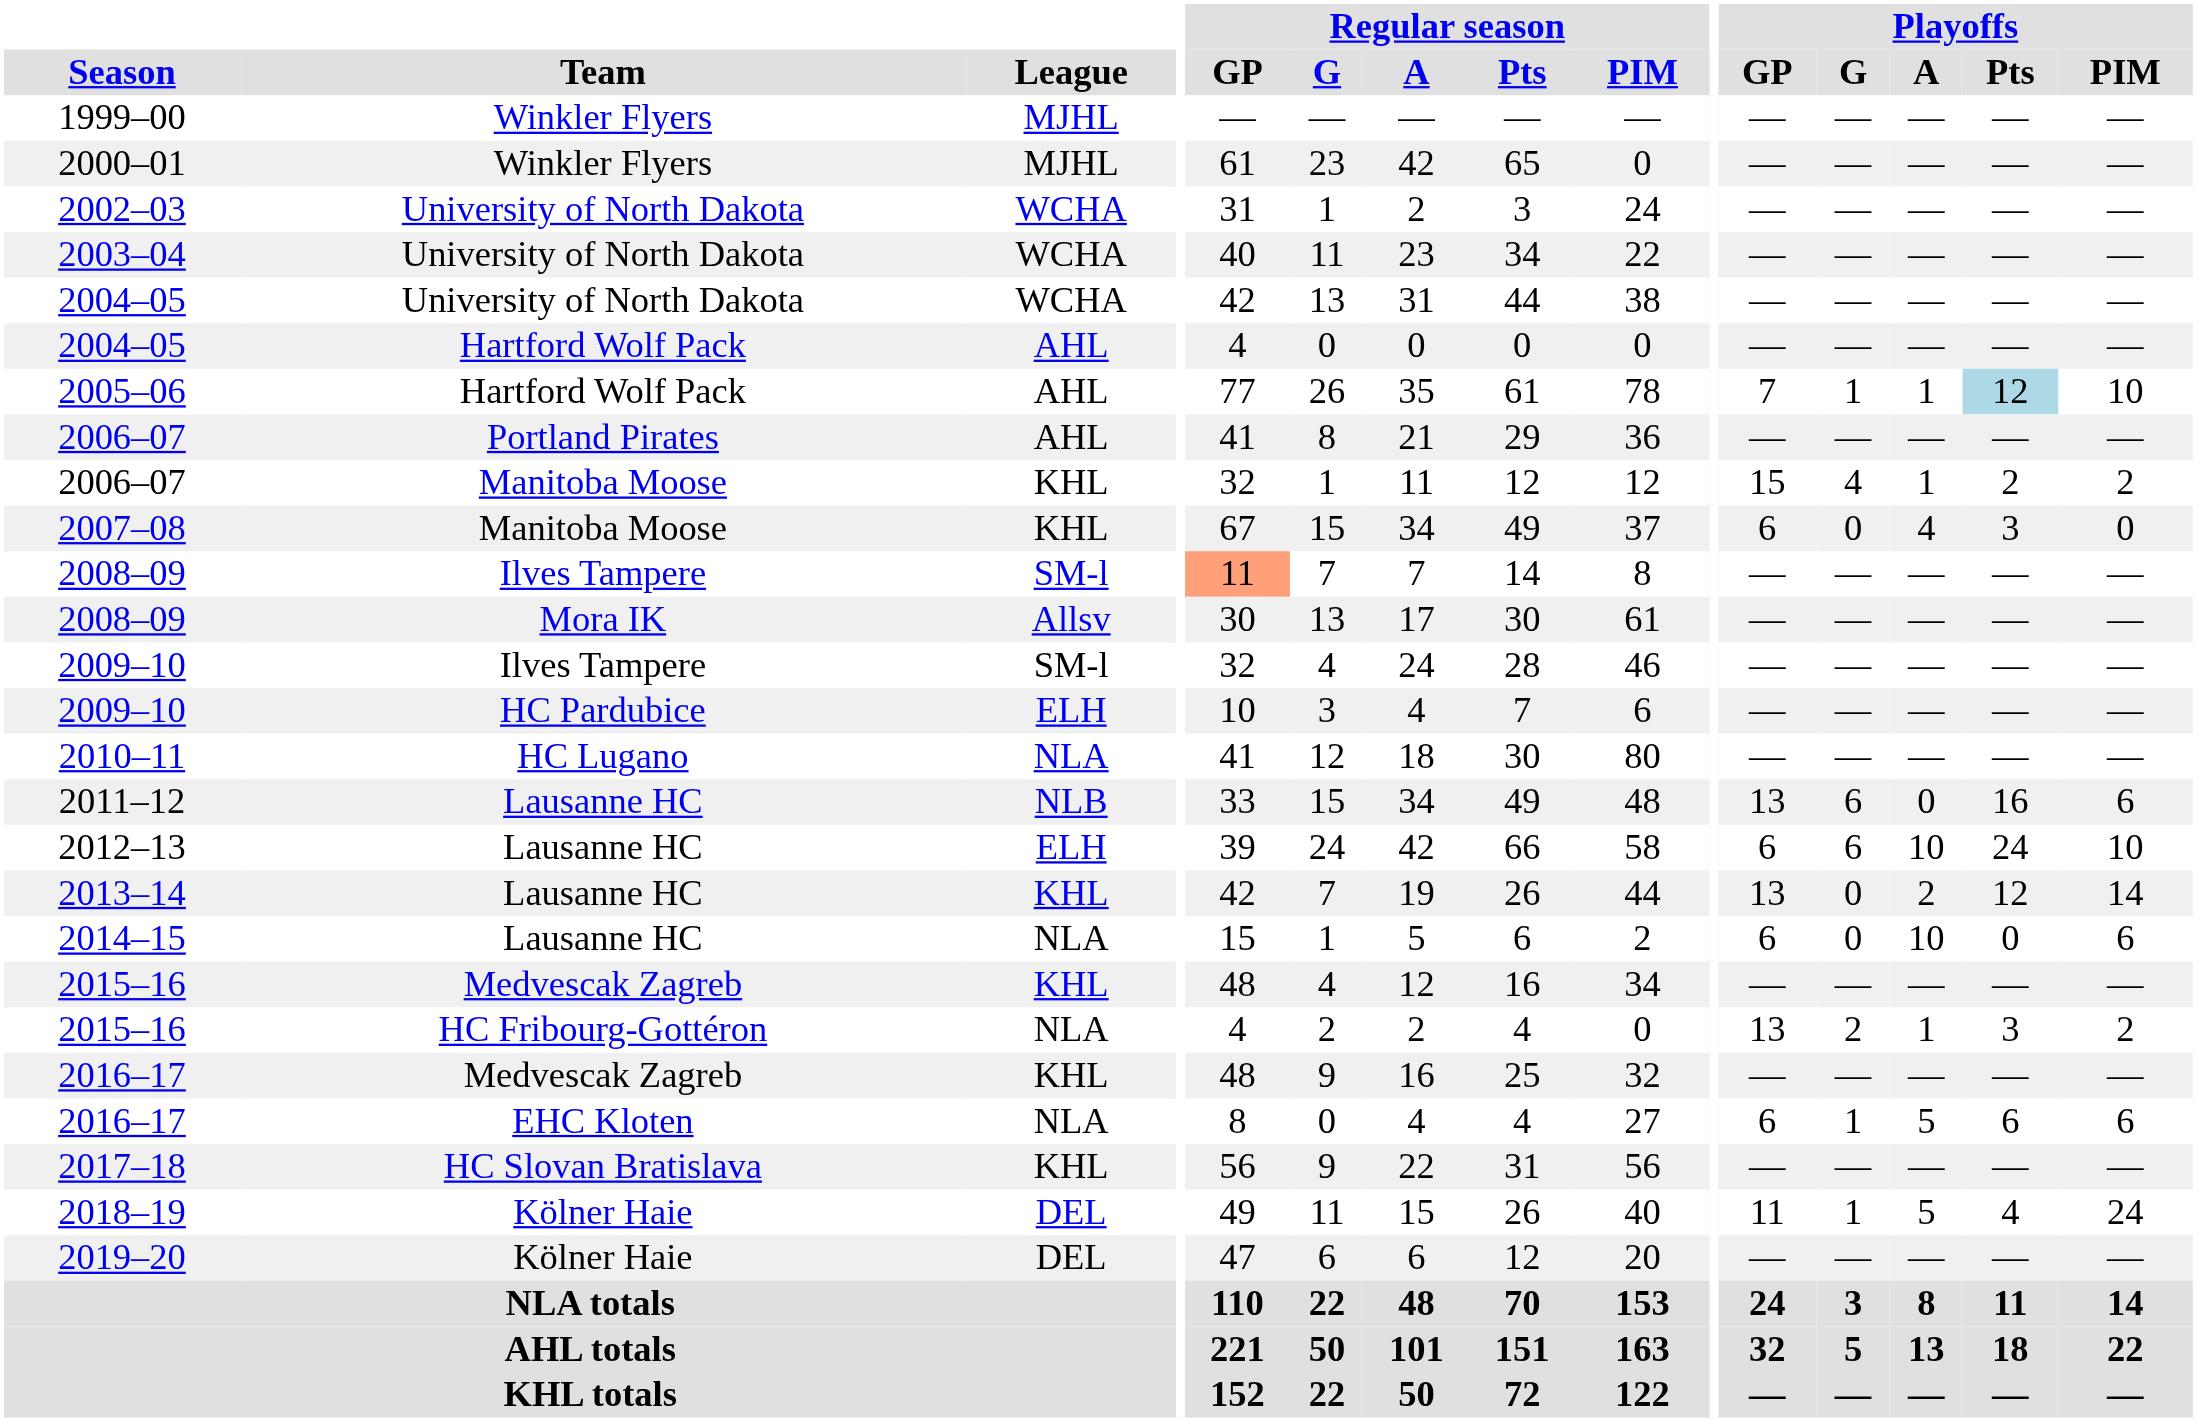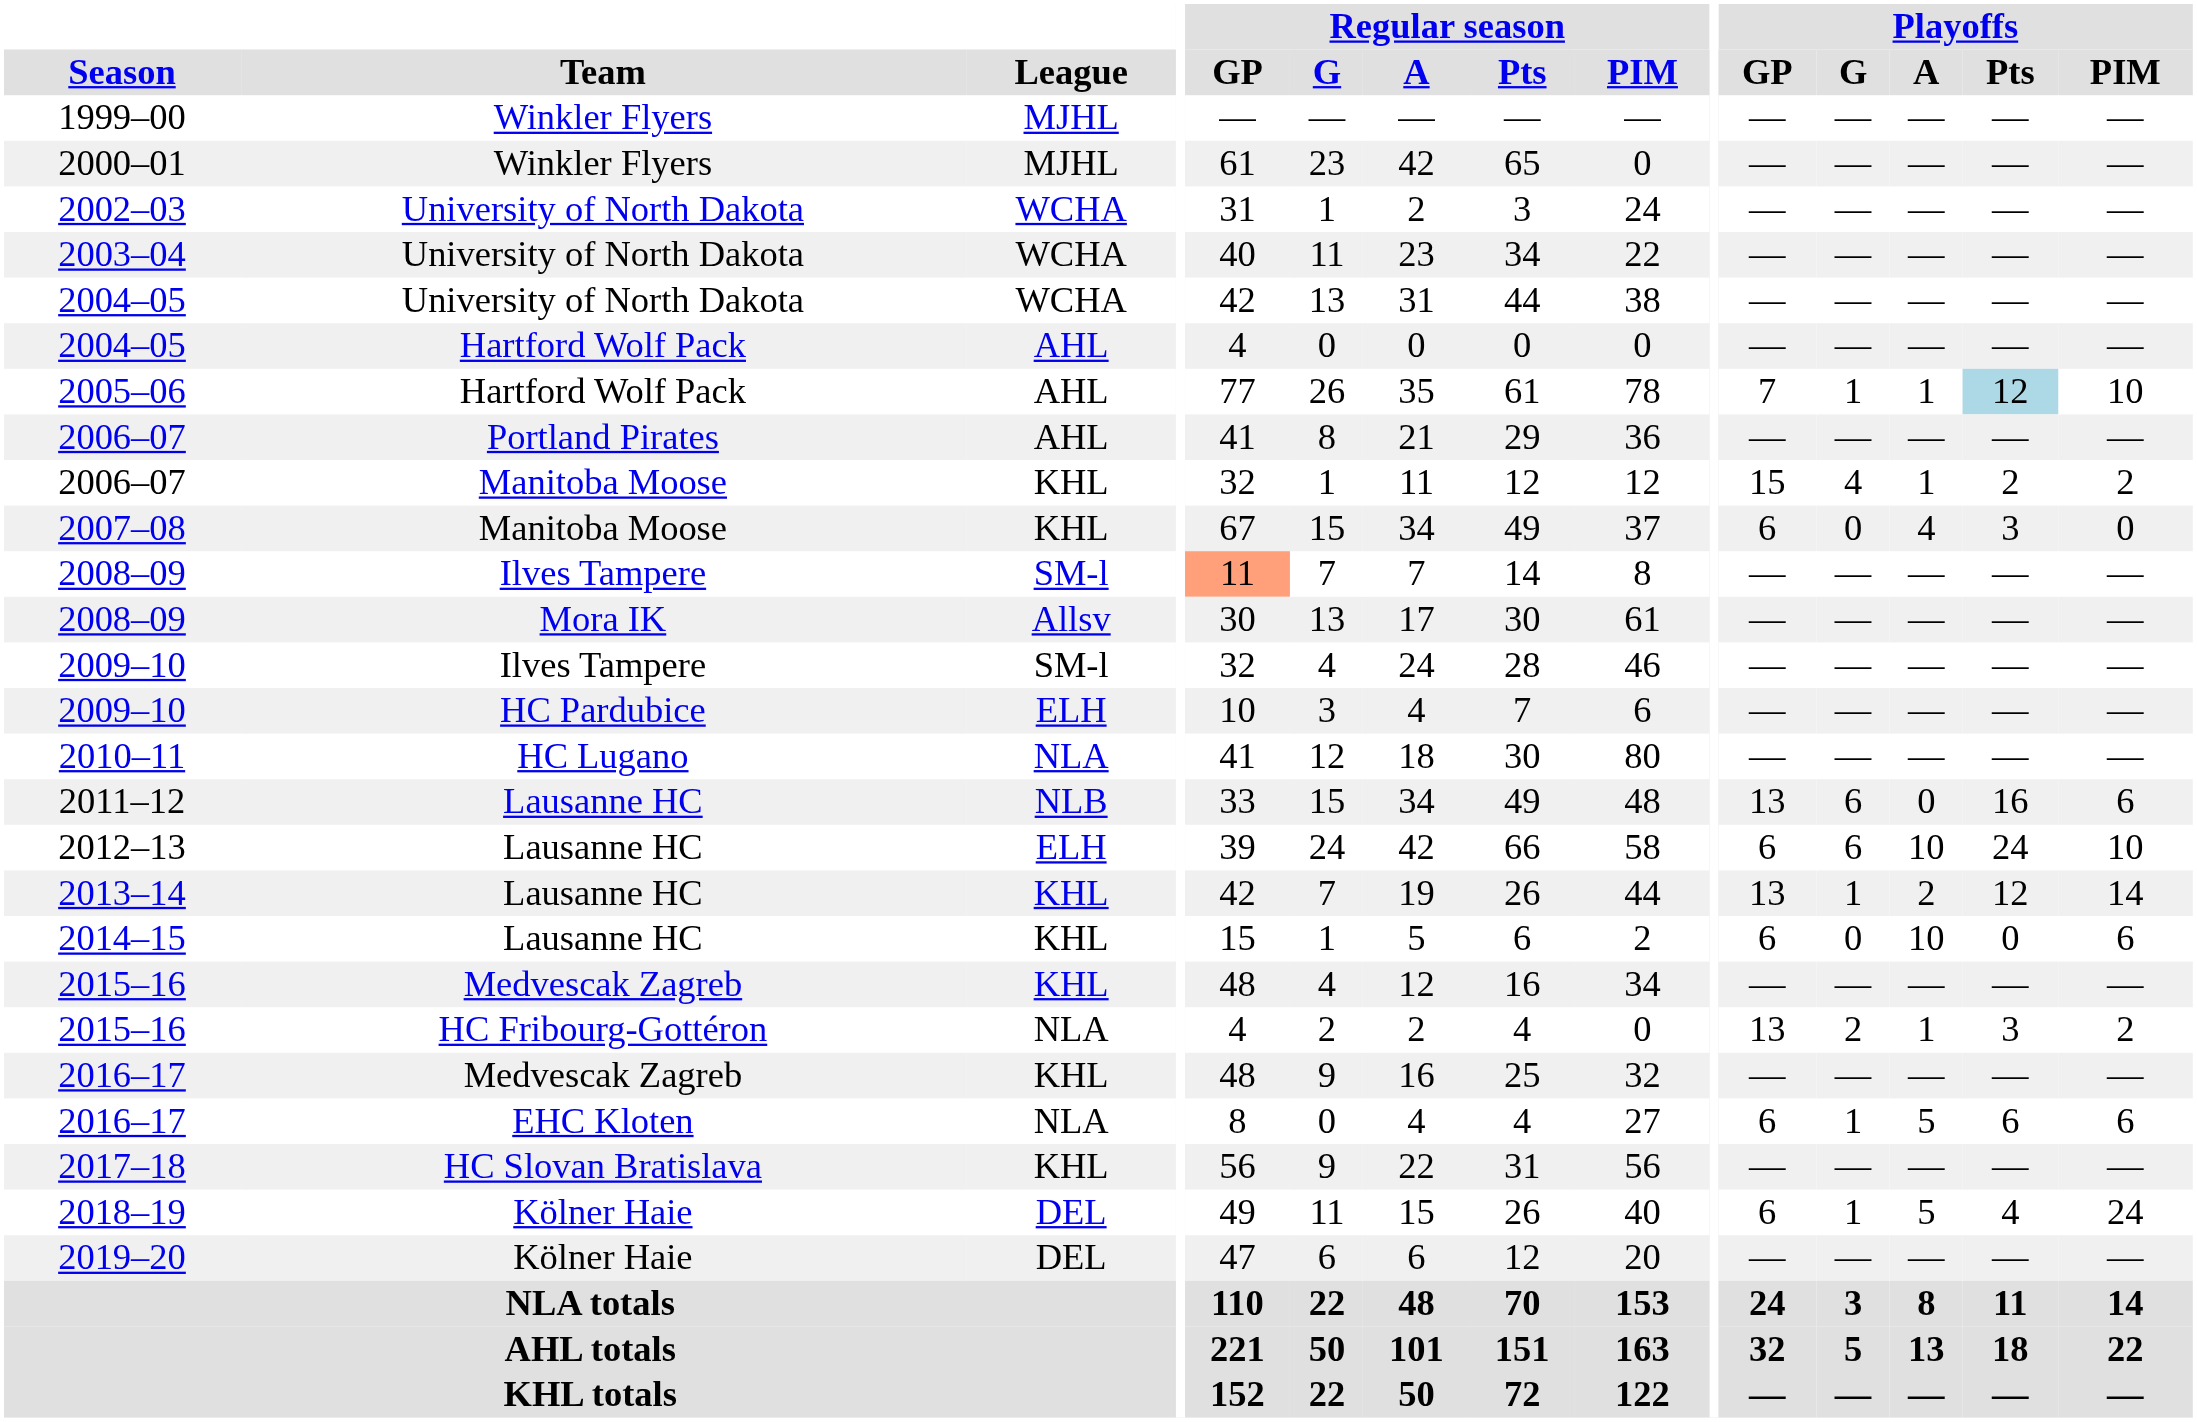(1853, 892) 0 -> (1853, 892) 1
(1071, 938) NLA -> (1071, 938) KHL
(1767, 1211) 11 -> (1767, 1211) 6
